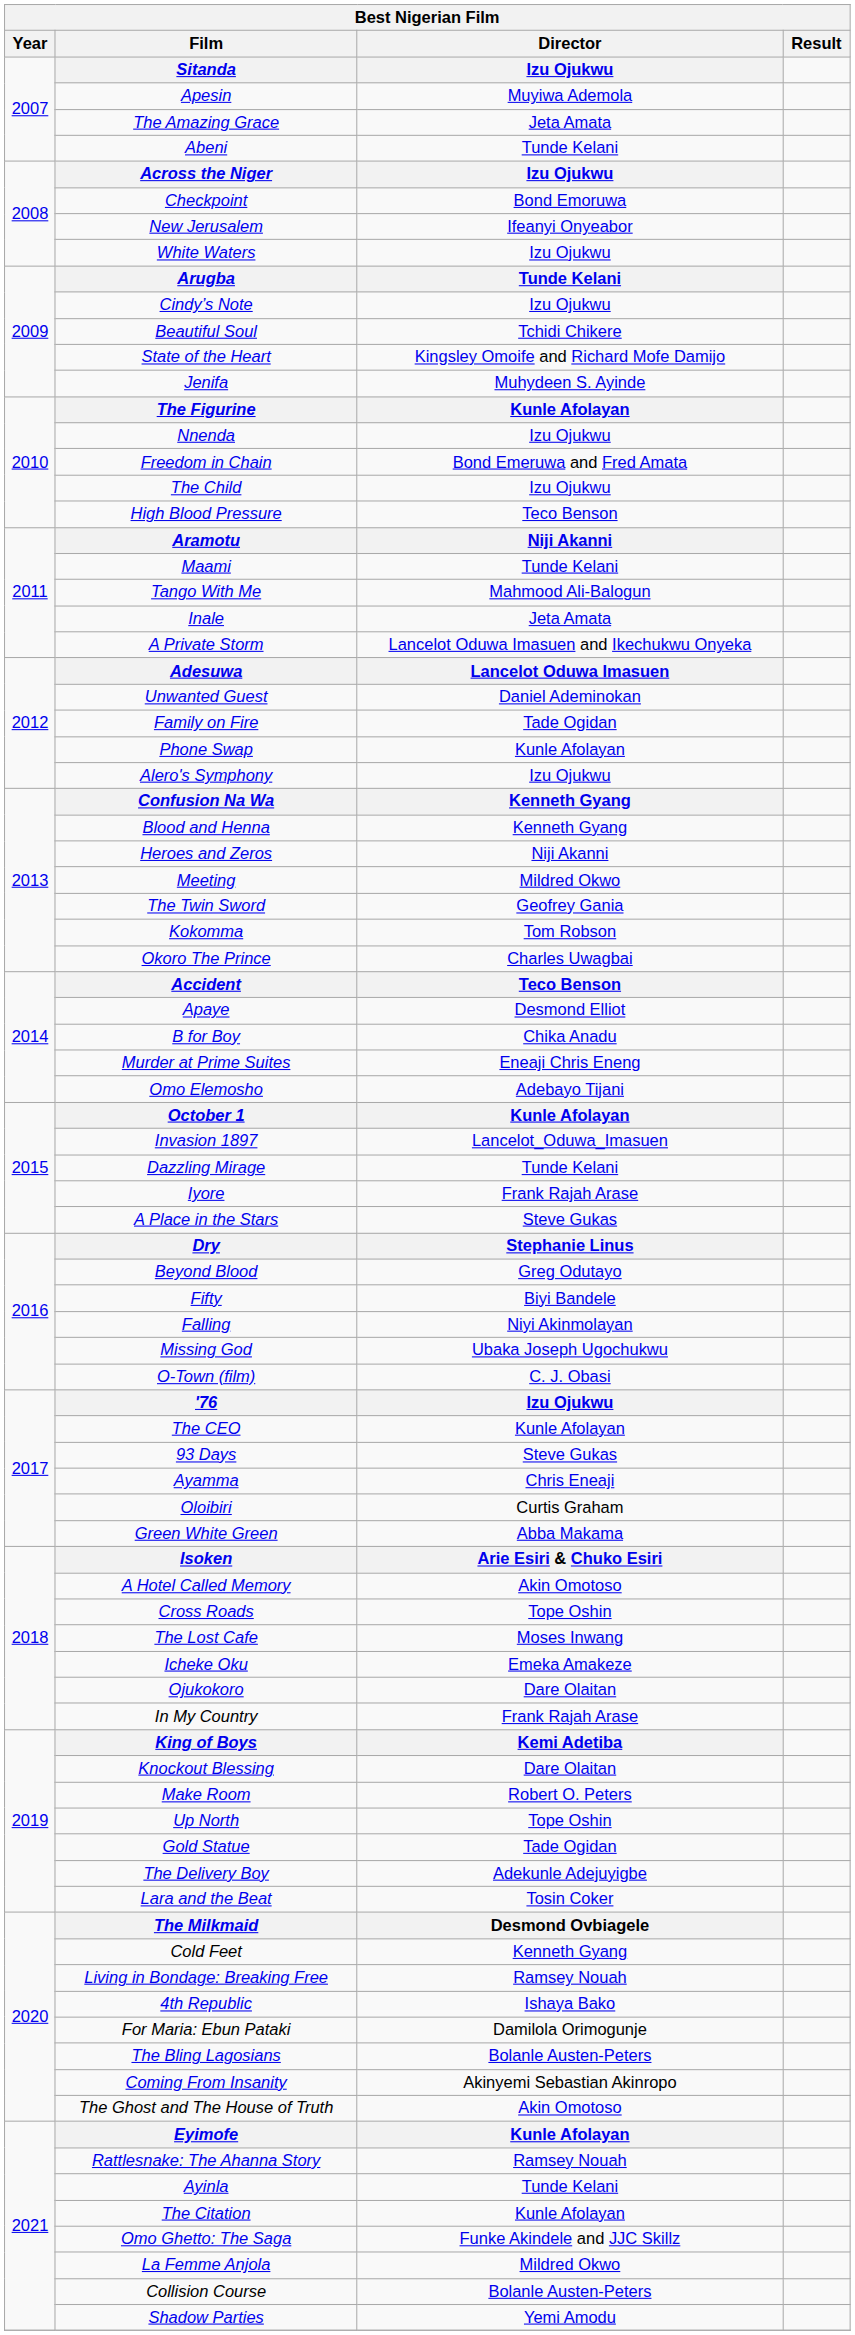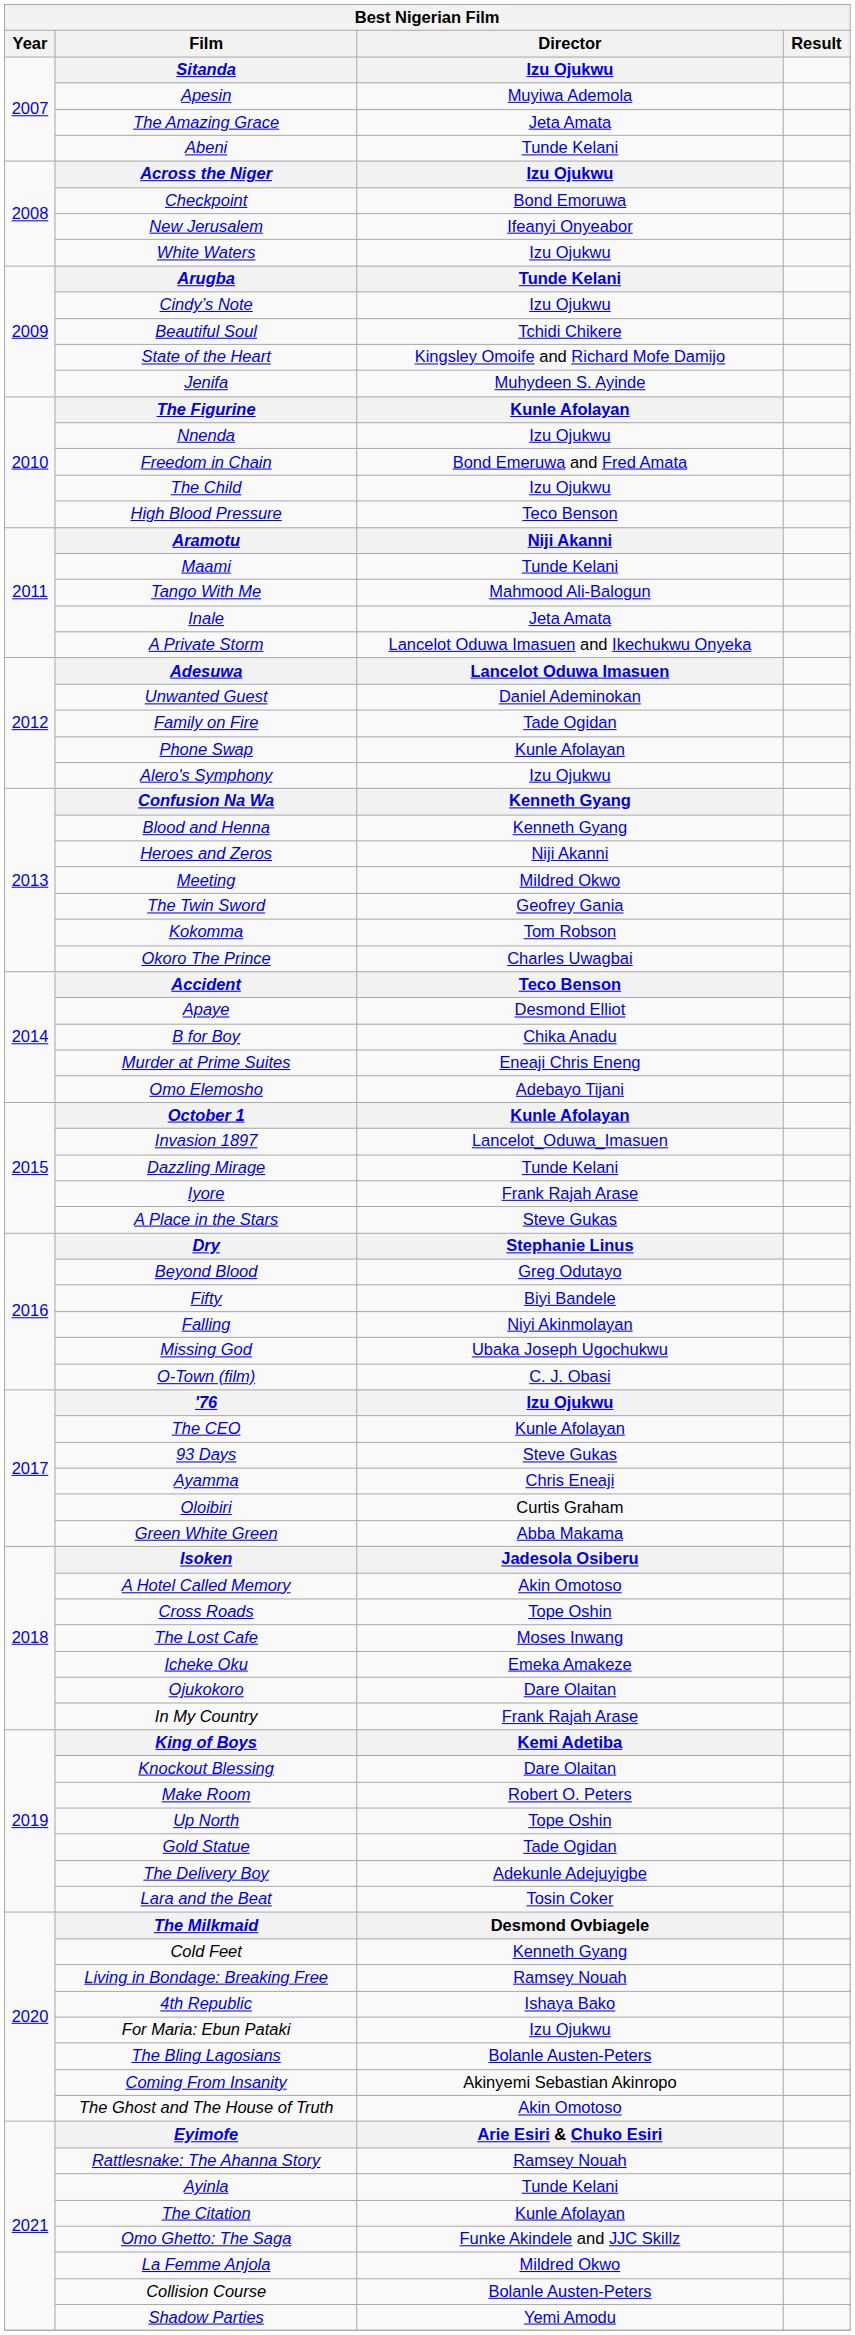(570, 1559) Arie Esiri & Chuko Esiri -> (570, 1559) Jadesola Osiberu
(570, 2030) Damilola Orimogunje -> (570, 2030) Izu Ojukwu
(570, 2134) Kunle Afolayan -> (570, 2134) Arie Esiri & Chuko Esiri
